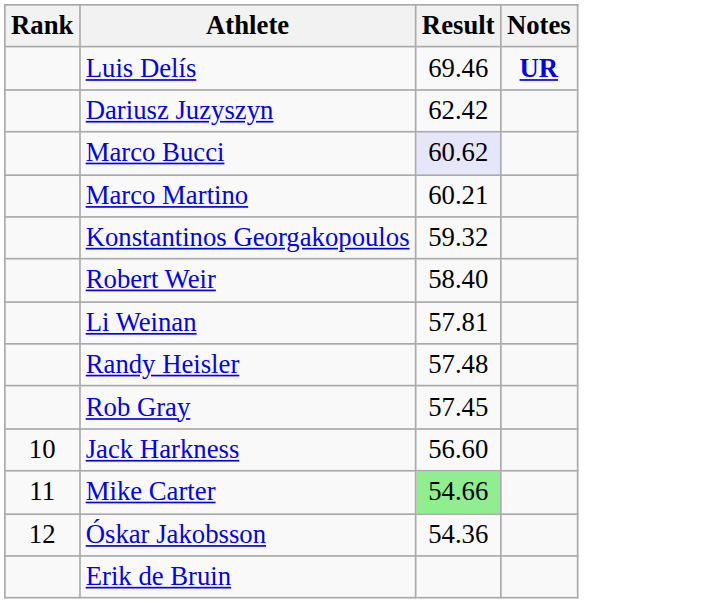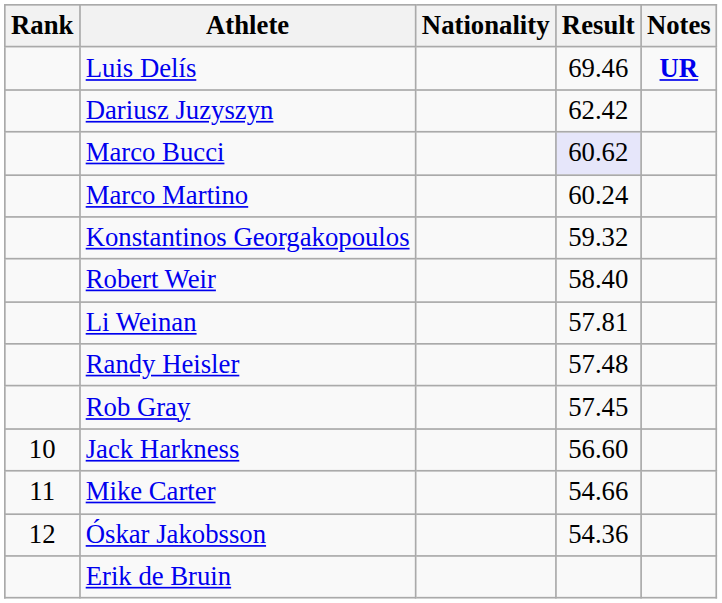+ column: (486, 25)
(458, 195) 60.21 -> (598, 195) 60.24
(458, 491) lightgreen background -> (598, 491) no background
